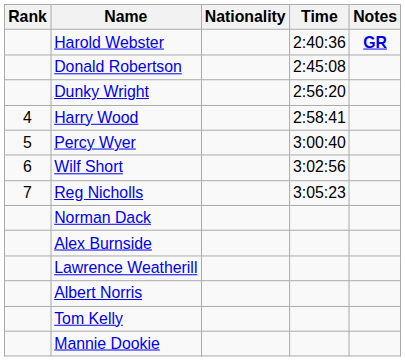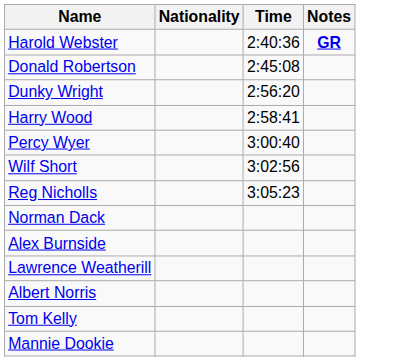- column: (28, 17)
